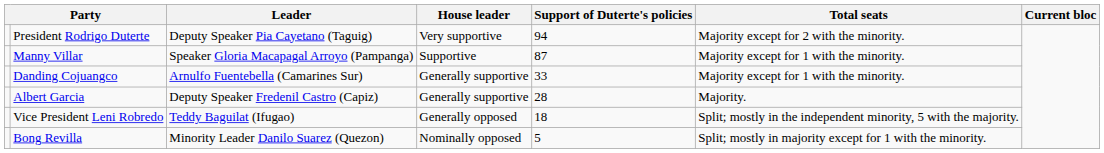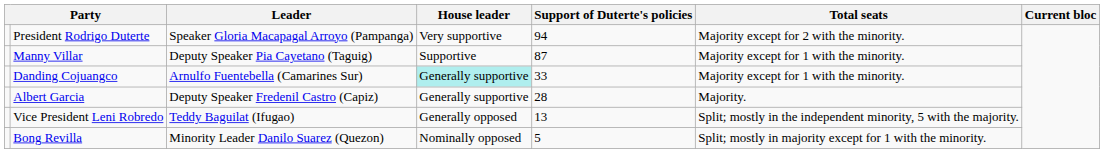(271, 35) Deputy Speaker Pia Cayetano (Taguig) -> (291, 35) Speaker Gloria Macapagal Arroyo (Pampanga)
(291, 55) Speaker Gloria Macapagal Arroyo (Pampanga) -> (271, 55) Deputy Speaker Pia Cayetano (Taguig)
(474, 76) no background -> (474, 76) paleturquoise background
(541, 117) 18 -> (541, 117) 13
